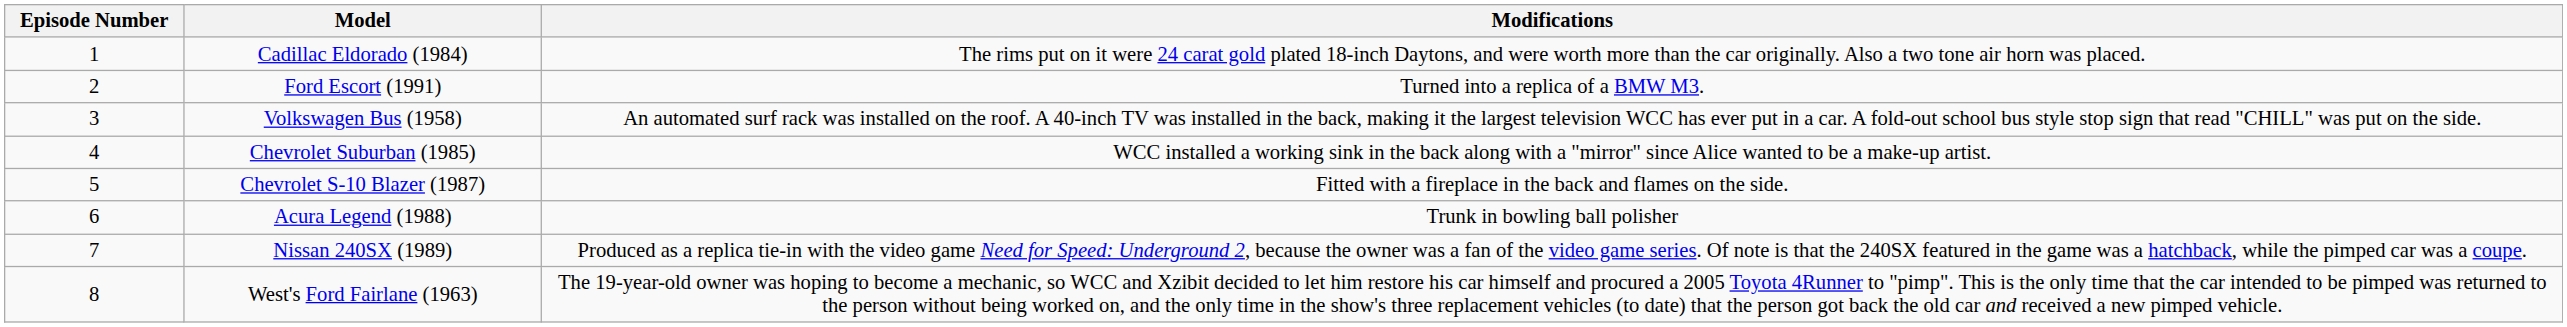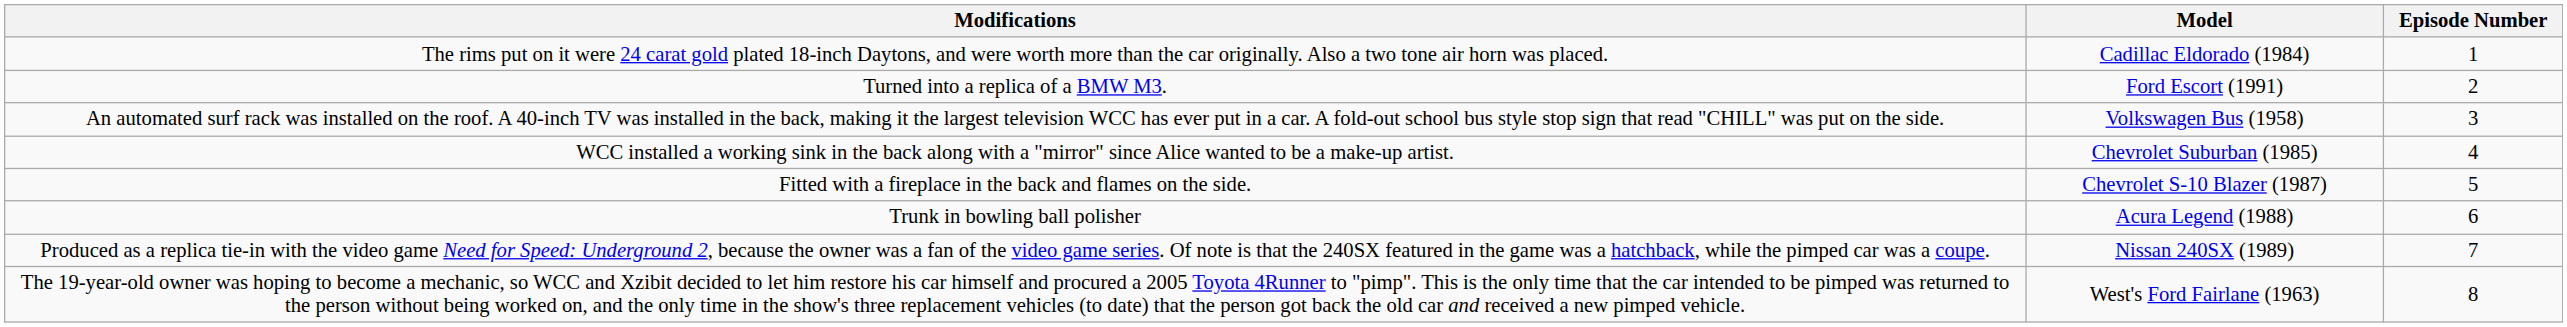columns swapped: (94, 20) <-> (1552, 20)
